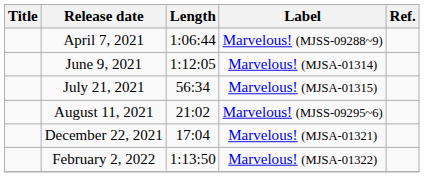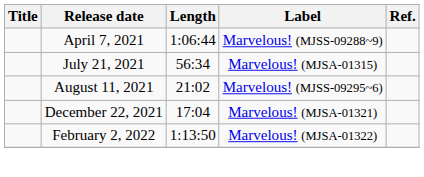- row: (104, 64)
